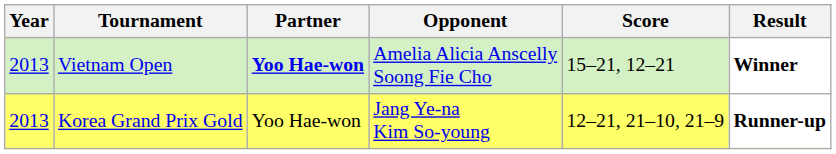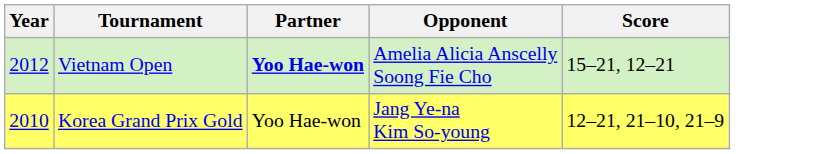- column: (780, 21)
(29, 65) 2013 -> (29, 65) 2012
(29, 121) 2013 -> (29, 121) 2010
